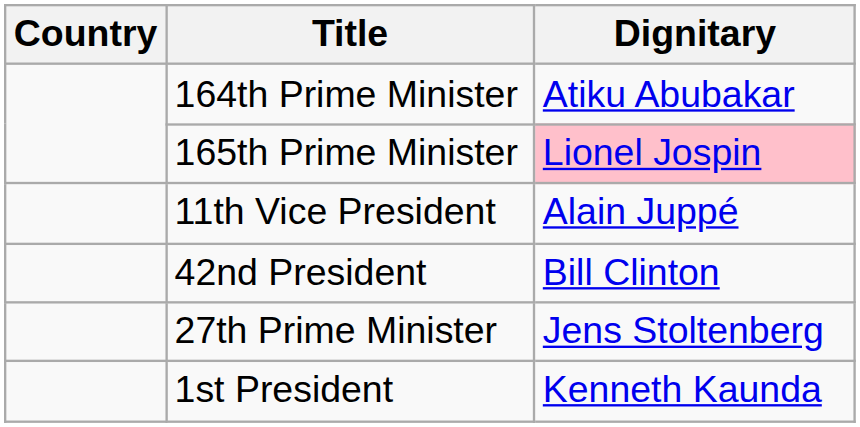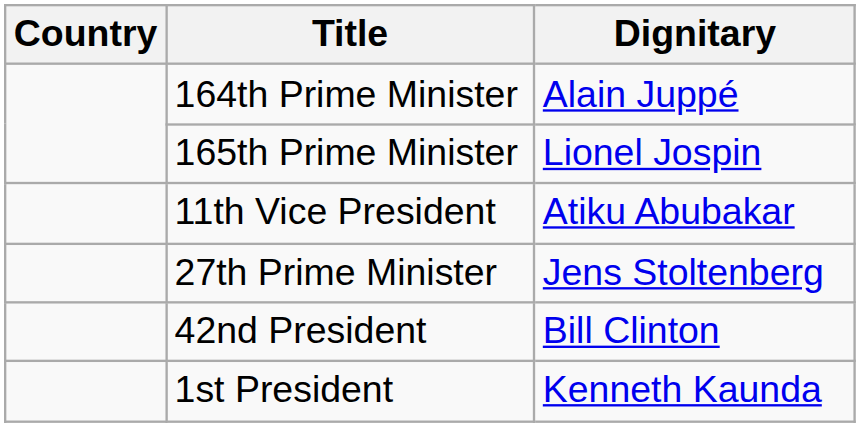(669, 93) Atiku Abubakar -> (641, 93) Alain Juppé
(652, 152) pink background -> (652, 152) no background
(641, 212) Alain Juppé -> (669, 212) Atiku Abubakar
rows swapped: (336, 331) <-> (301, 271)
